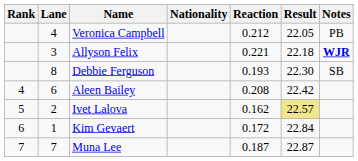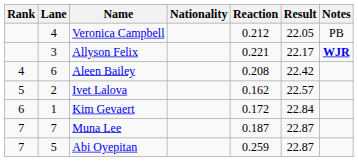(300, 52) 22.18 -> (300, 52) 22.17
- row: (113, 71)
(300, 109) khaki background -> (300, 90) no background
+ row: (105, 147)
